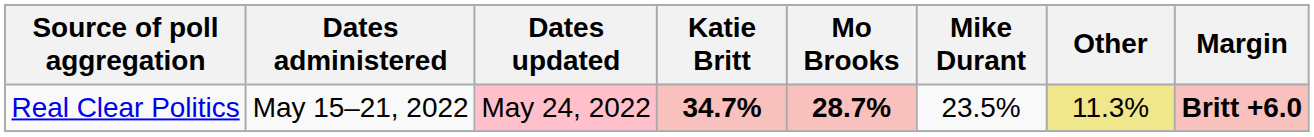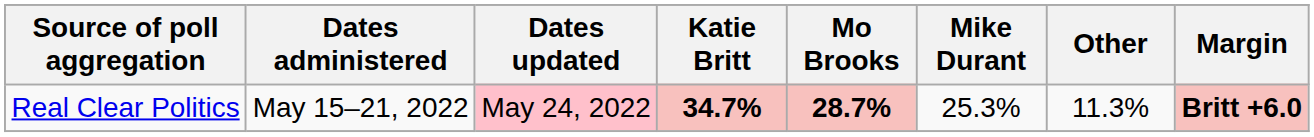(981, 106) 23.5% -> (981, 106) 25.3%
(1111, 106) khaki background -> (1111, 106) no background
